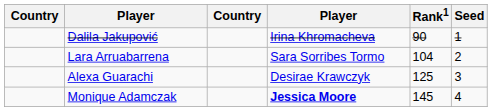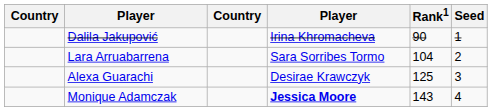(423, 96) 145 -> (423, 96) 143
